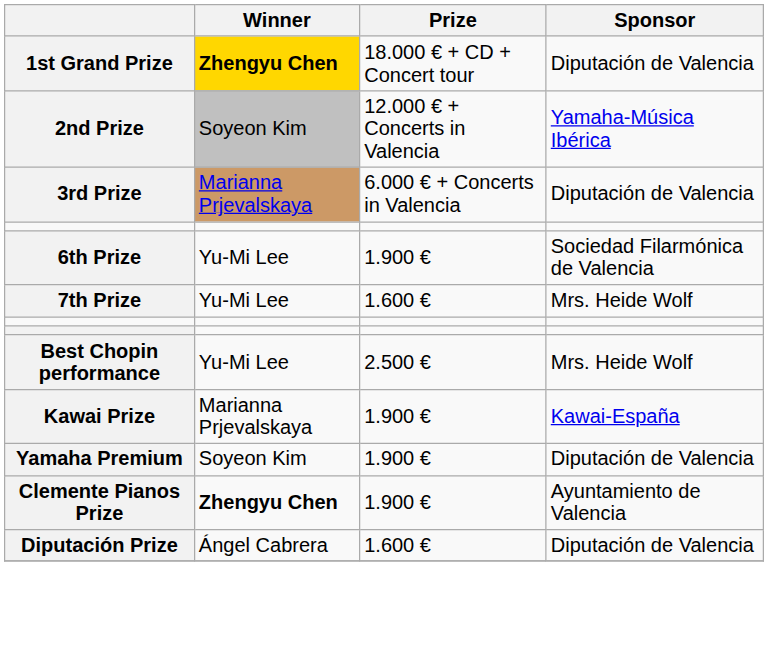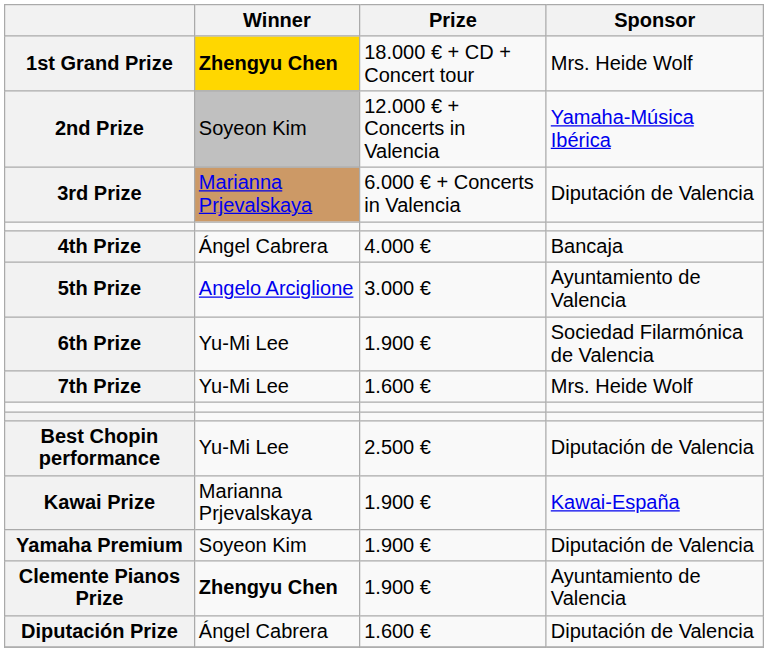(652, 63) Diputación de Valencia -> (622, 63) Mrs. Heide Wolf
+ row: (99, 246)
+ row: (99, 289)
(622, 362) Mrs. Heide Wolf -> (652, 448) Diputación de Valencia
